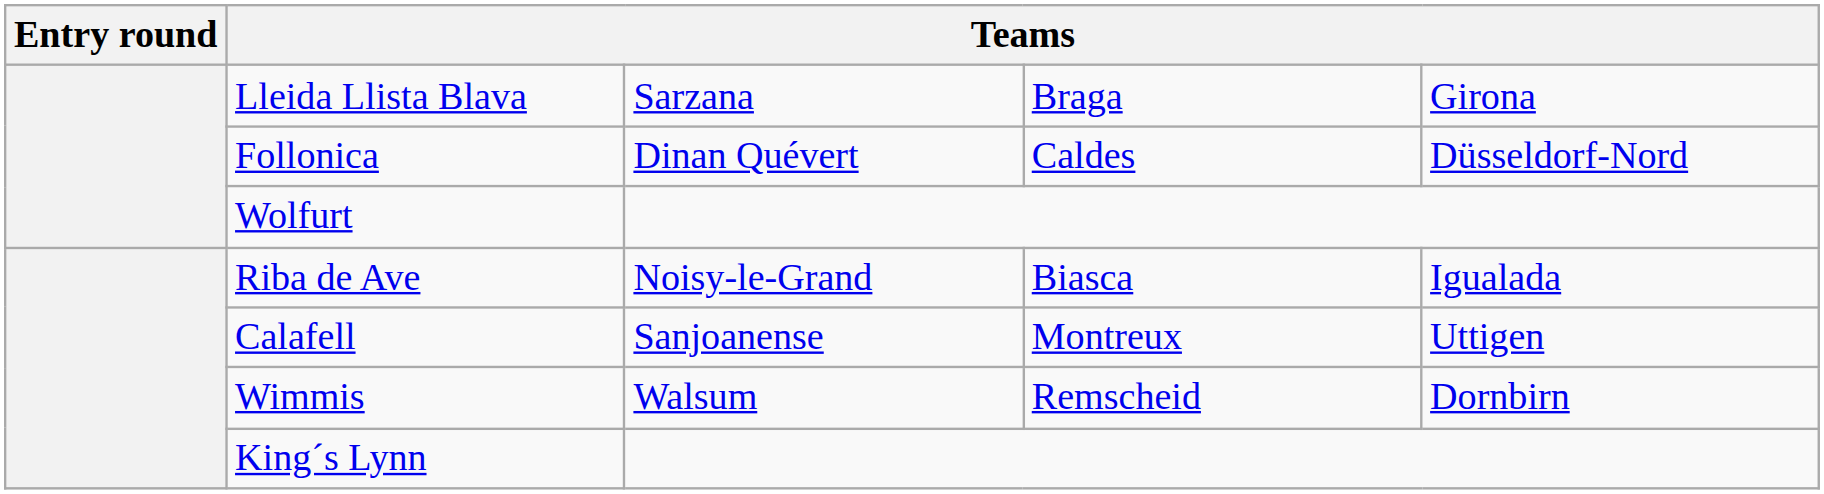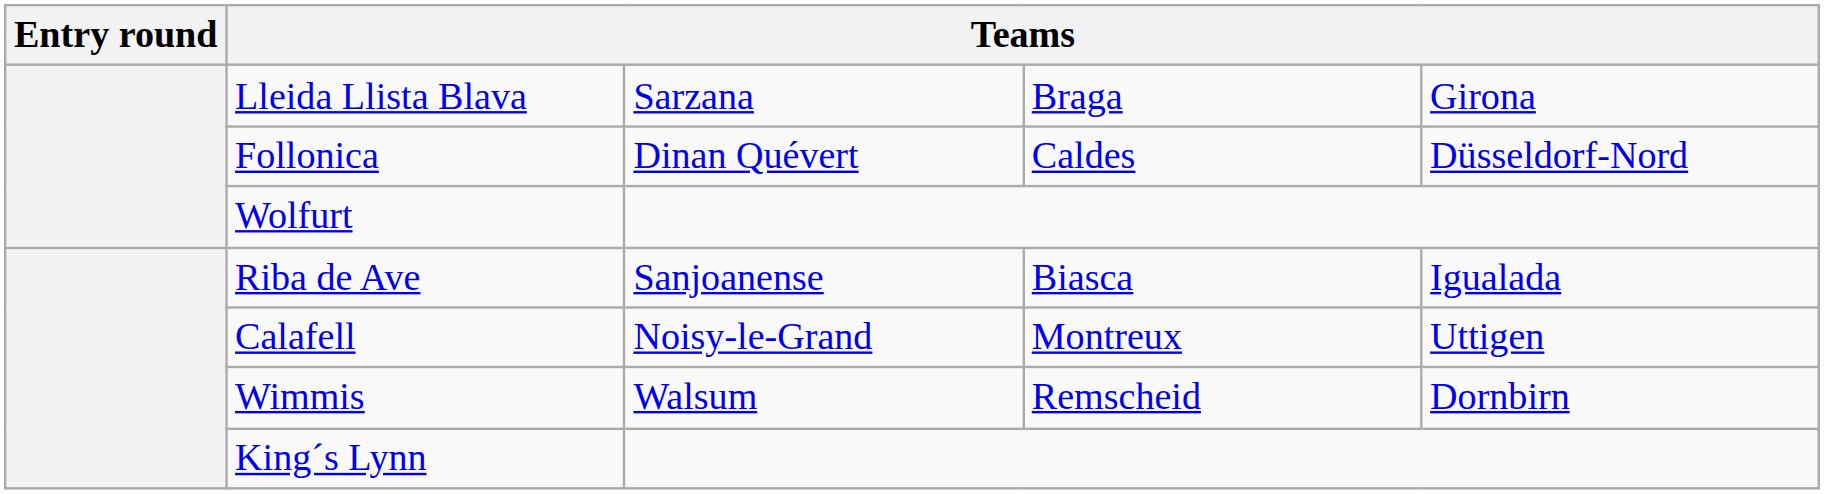(753, 276) Noisy-le-Grand -> (729, 276) Sanjoanense
(729, 336) Sanjoanense -> (753, 336) Noisy-le-Grand
